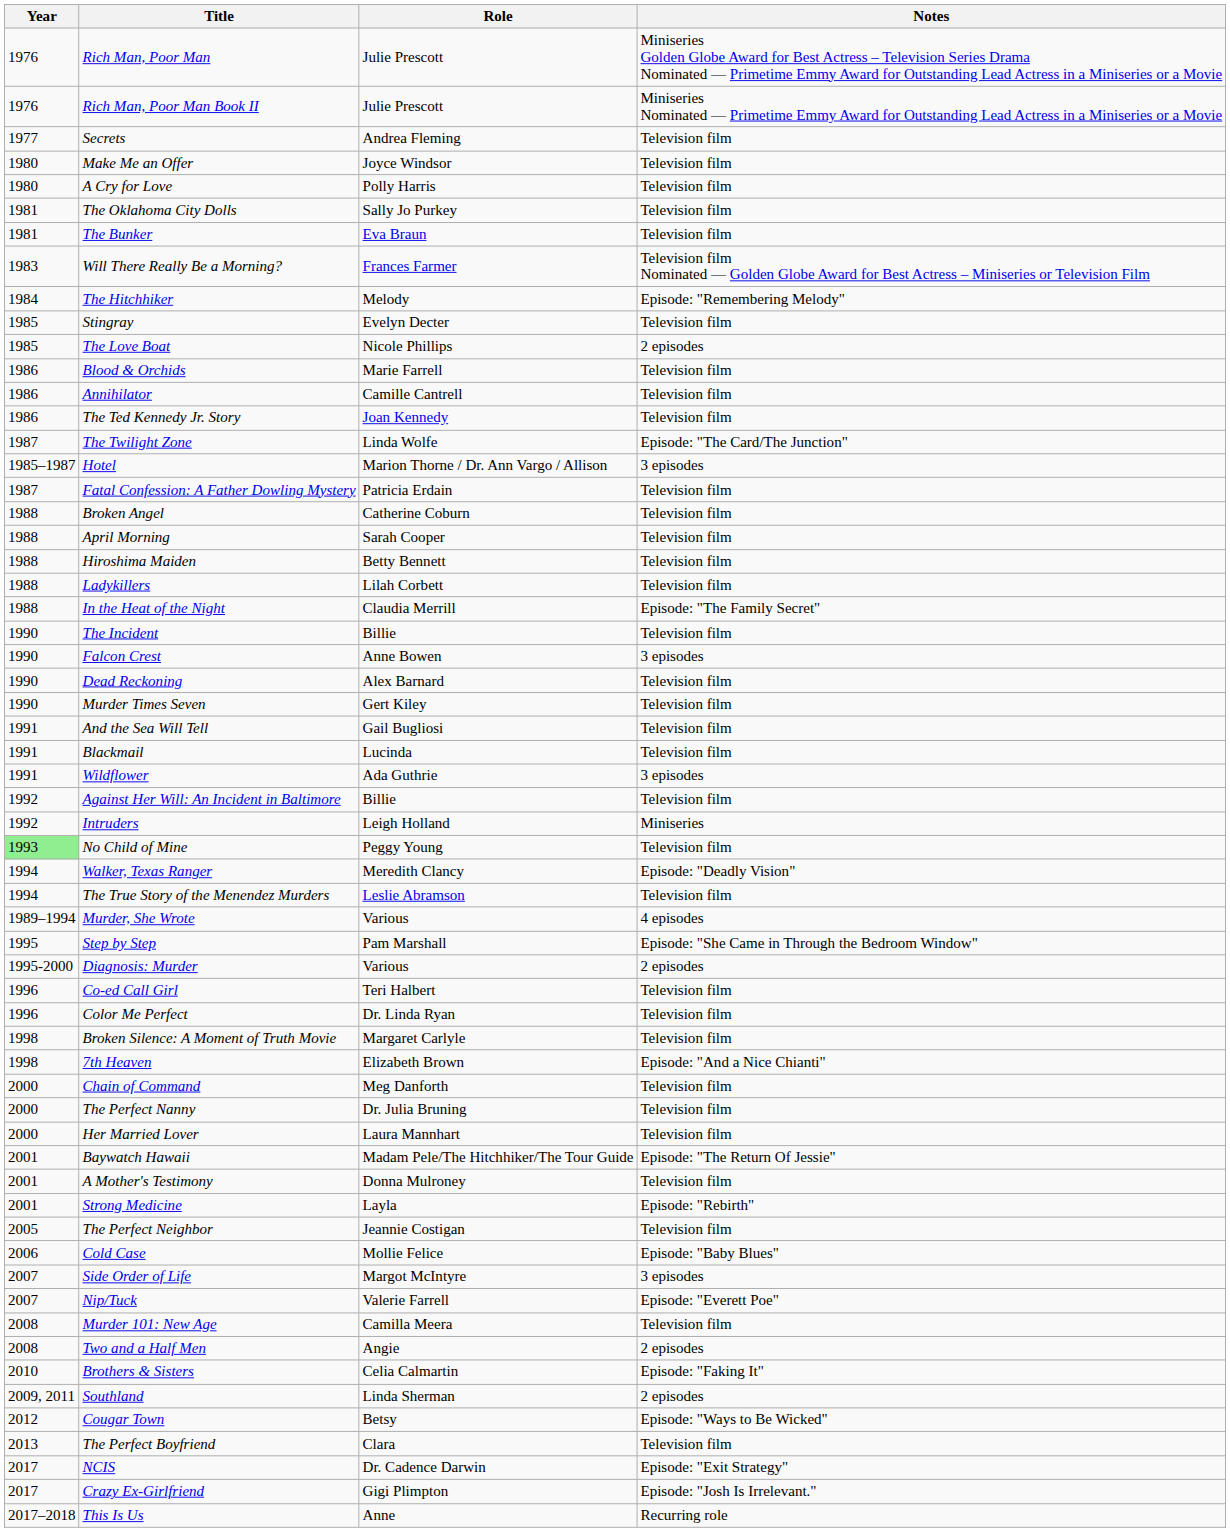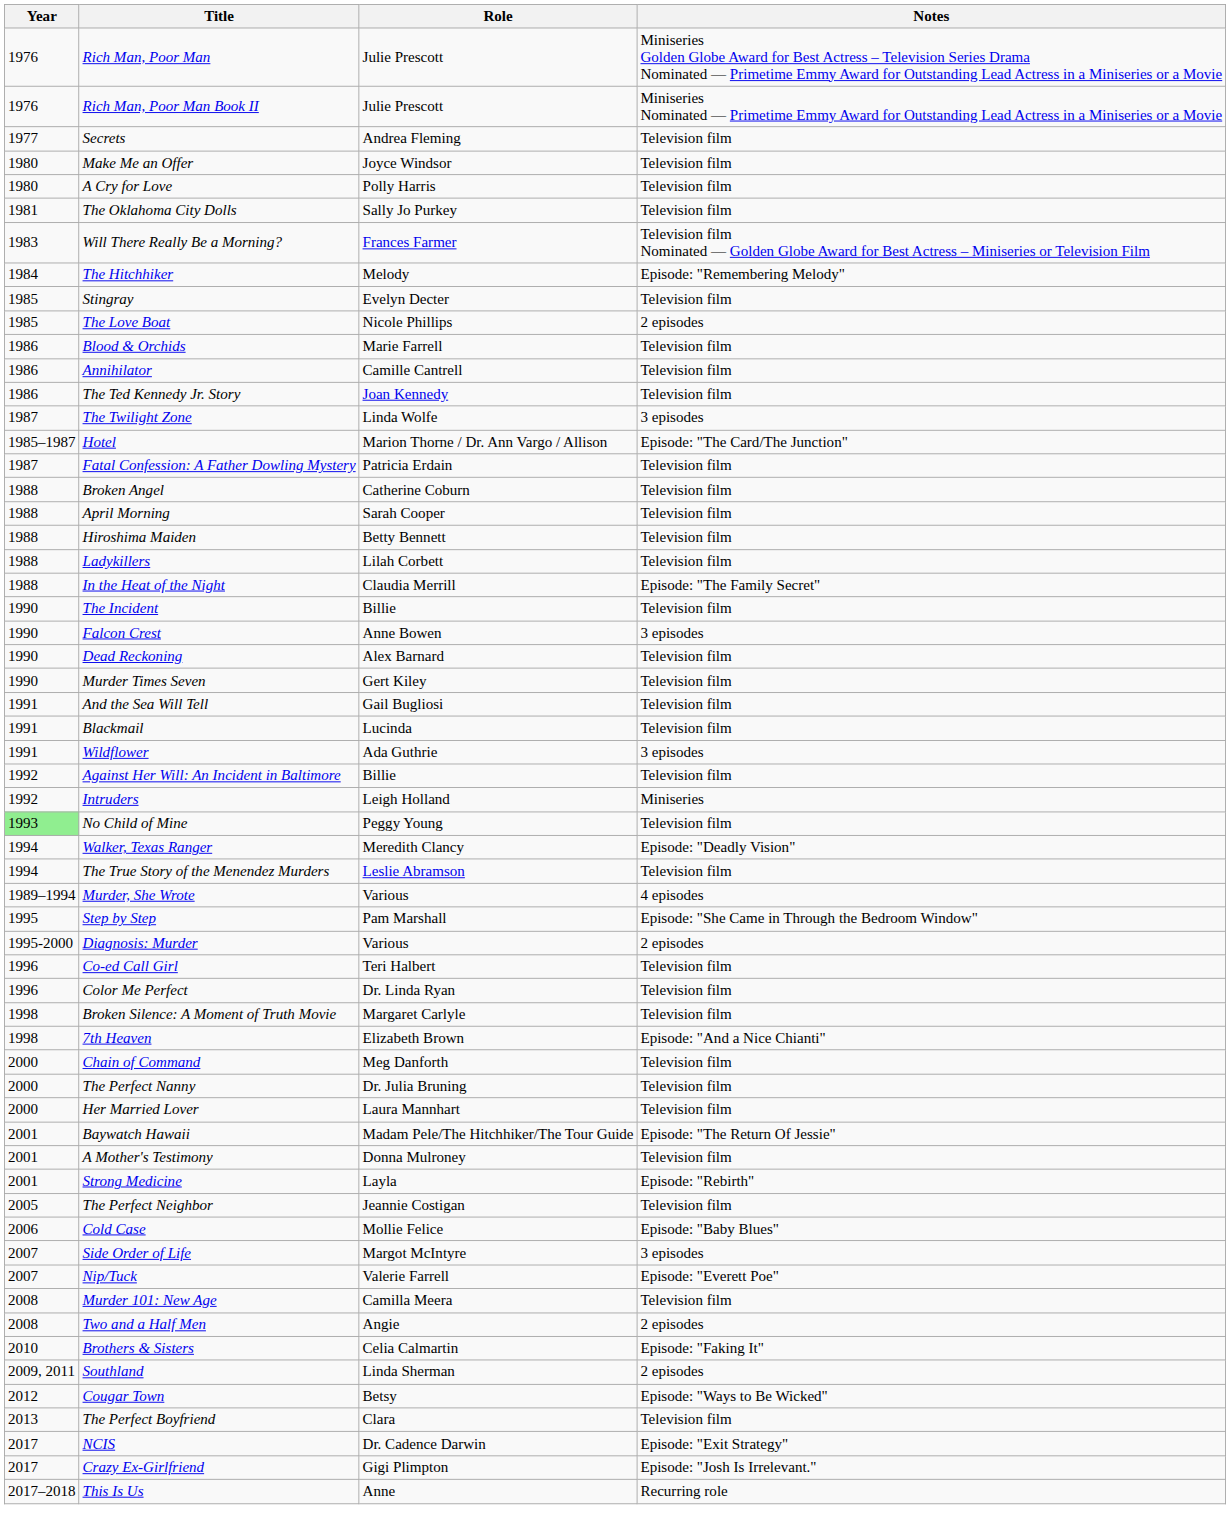- row: (117, 234)
(744, 441) Episode: "The Card/The Junction" -> (672, 418) 3 episodes
(672, 465) 3 episodes -> (744, 441) Episode: "The Card/The Junction"
